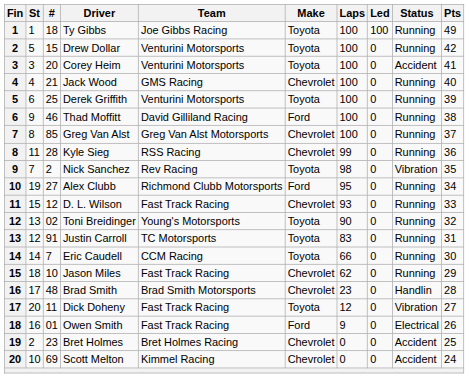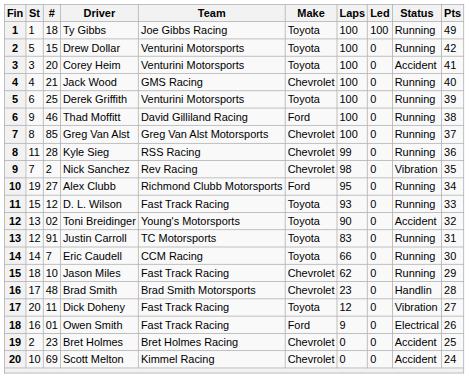(304, 169) Toyota -> (311, 169) Chevrolet
(311, 204) Chevrolet -> (304, 204) Toyota
(415, 221) Running -> (416, 221) Accident
